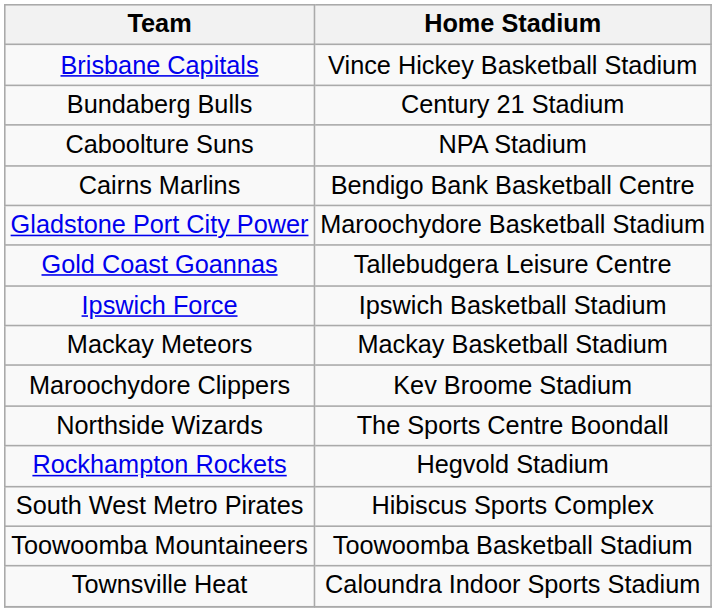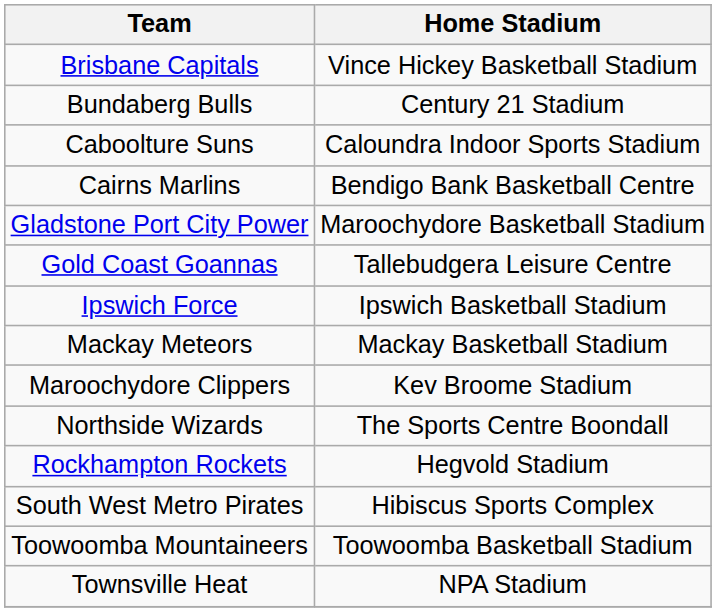(513, 144) NPA Stadium -> (513, 144) Caloundra Indoor Sports Stadium
(513, 585) Caloundra Indoor Sports Stadium -> (513, 585) NPA Stadium
